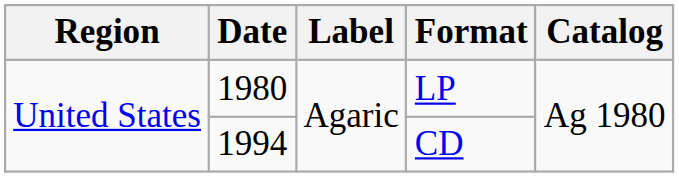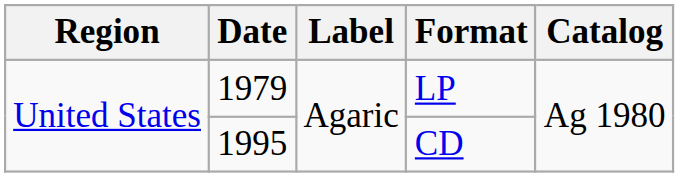(252, 87) 1980 -> (252, 87) 1979
(252, 143) 1994 -> (252, 143) 1995
